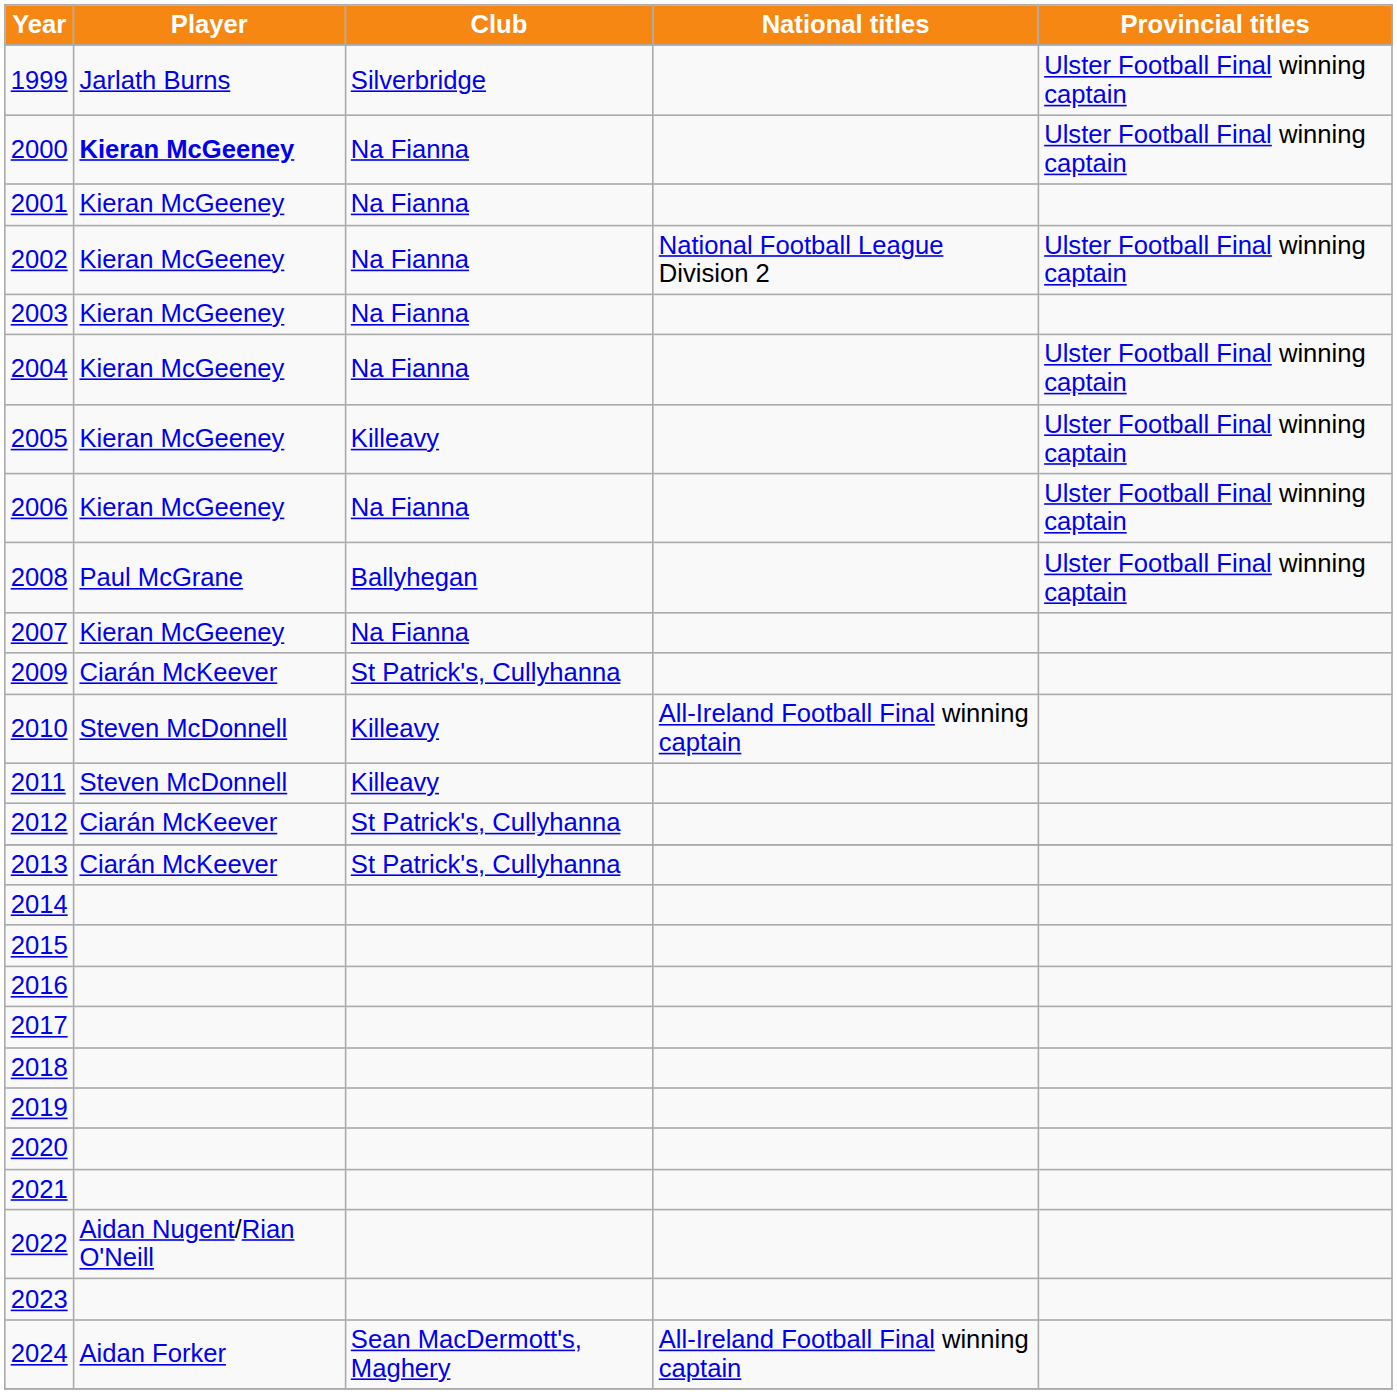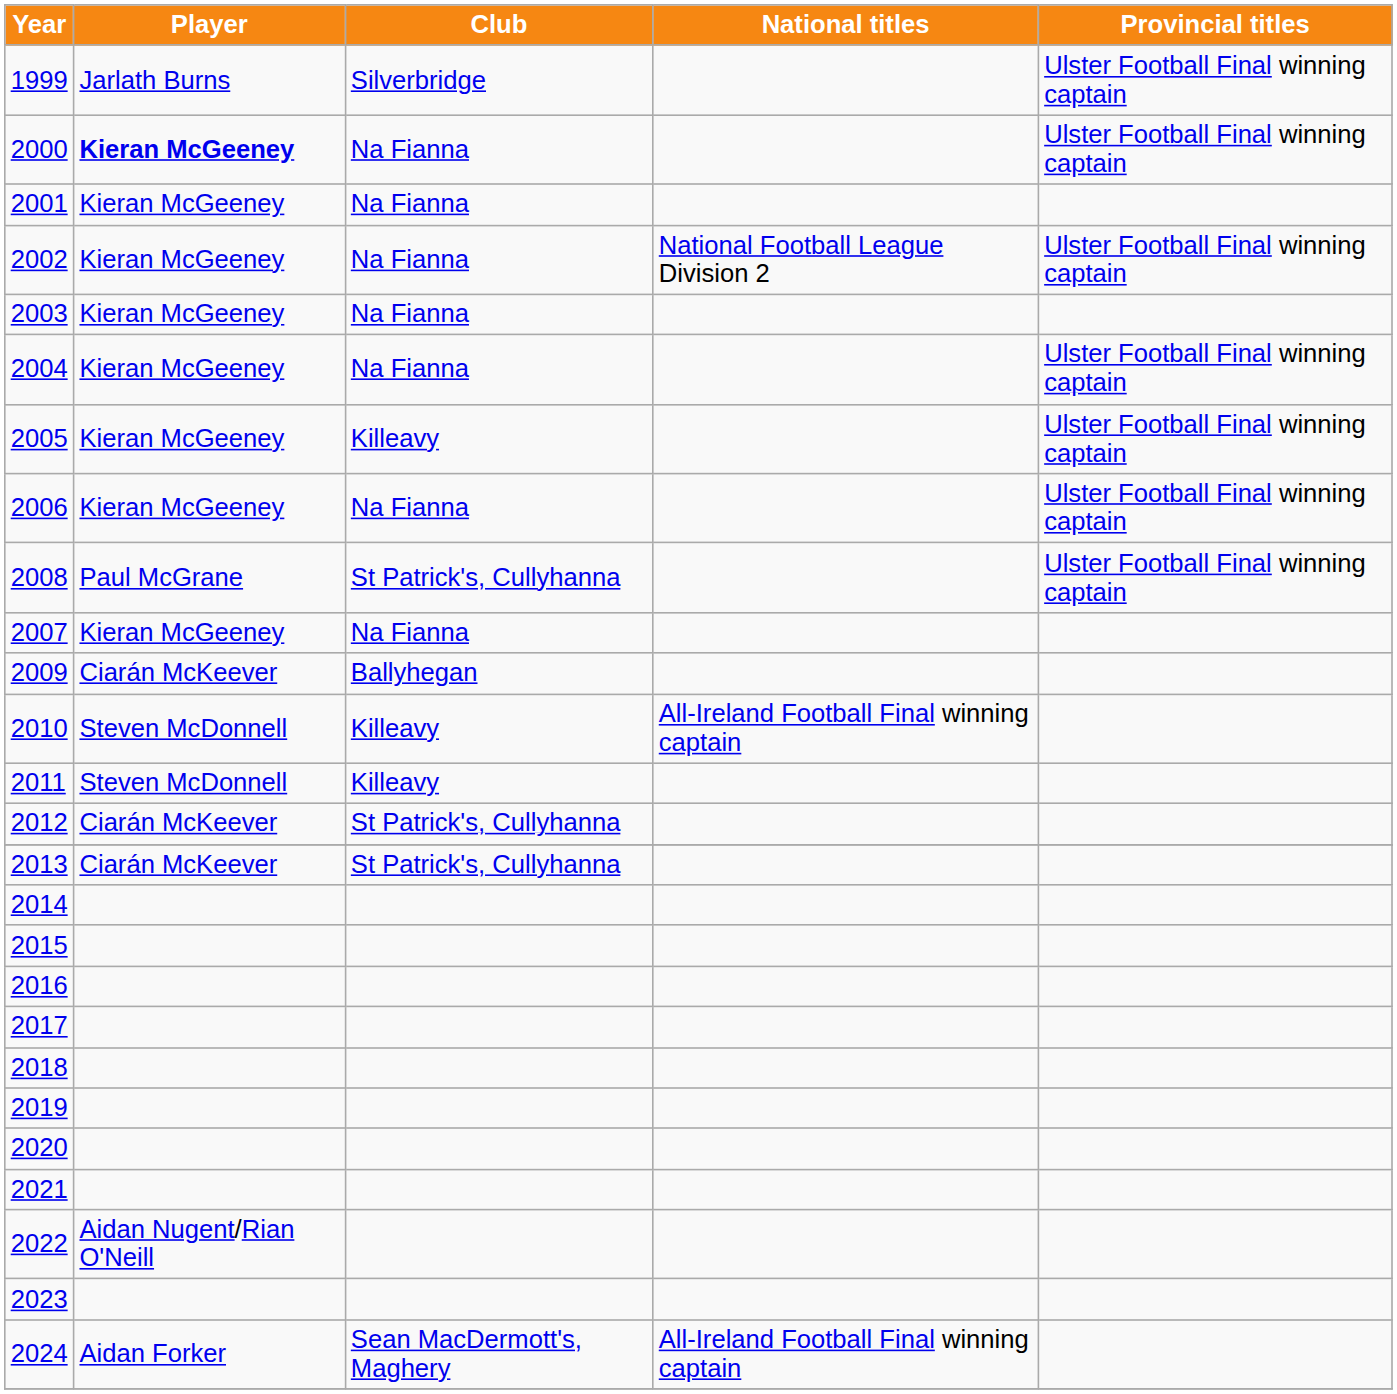(414, 577) Ballyhegan -> (486, 577) St Patrick's, Cullyhanna
(486, 673) St Patrick's, Cullyhanna -> (414, 673) Ballyhegan
